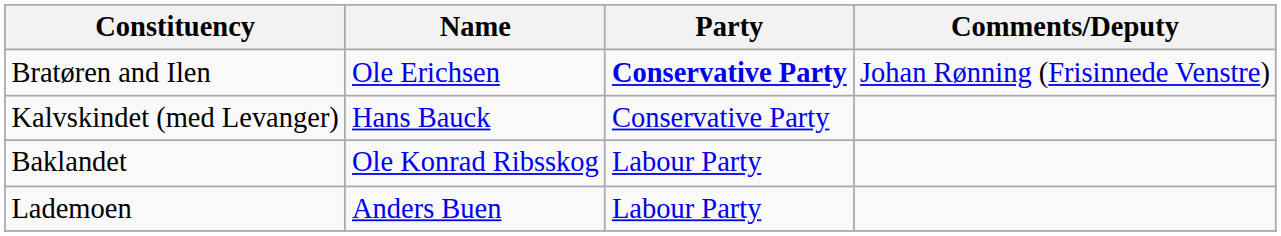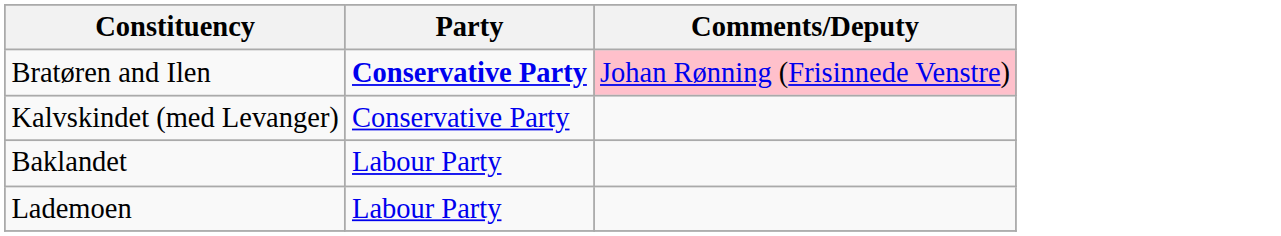- column: (475, 27)
(1065, 72) no background -> (805, 72) pink background
